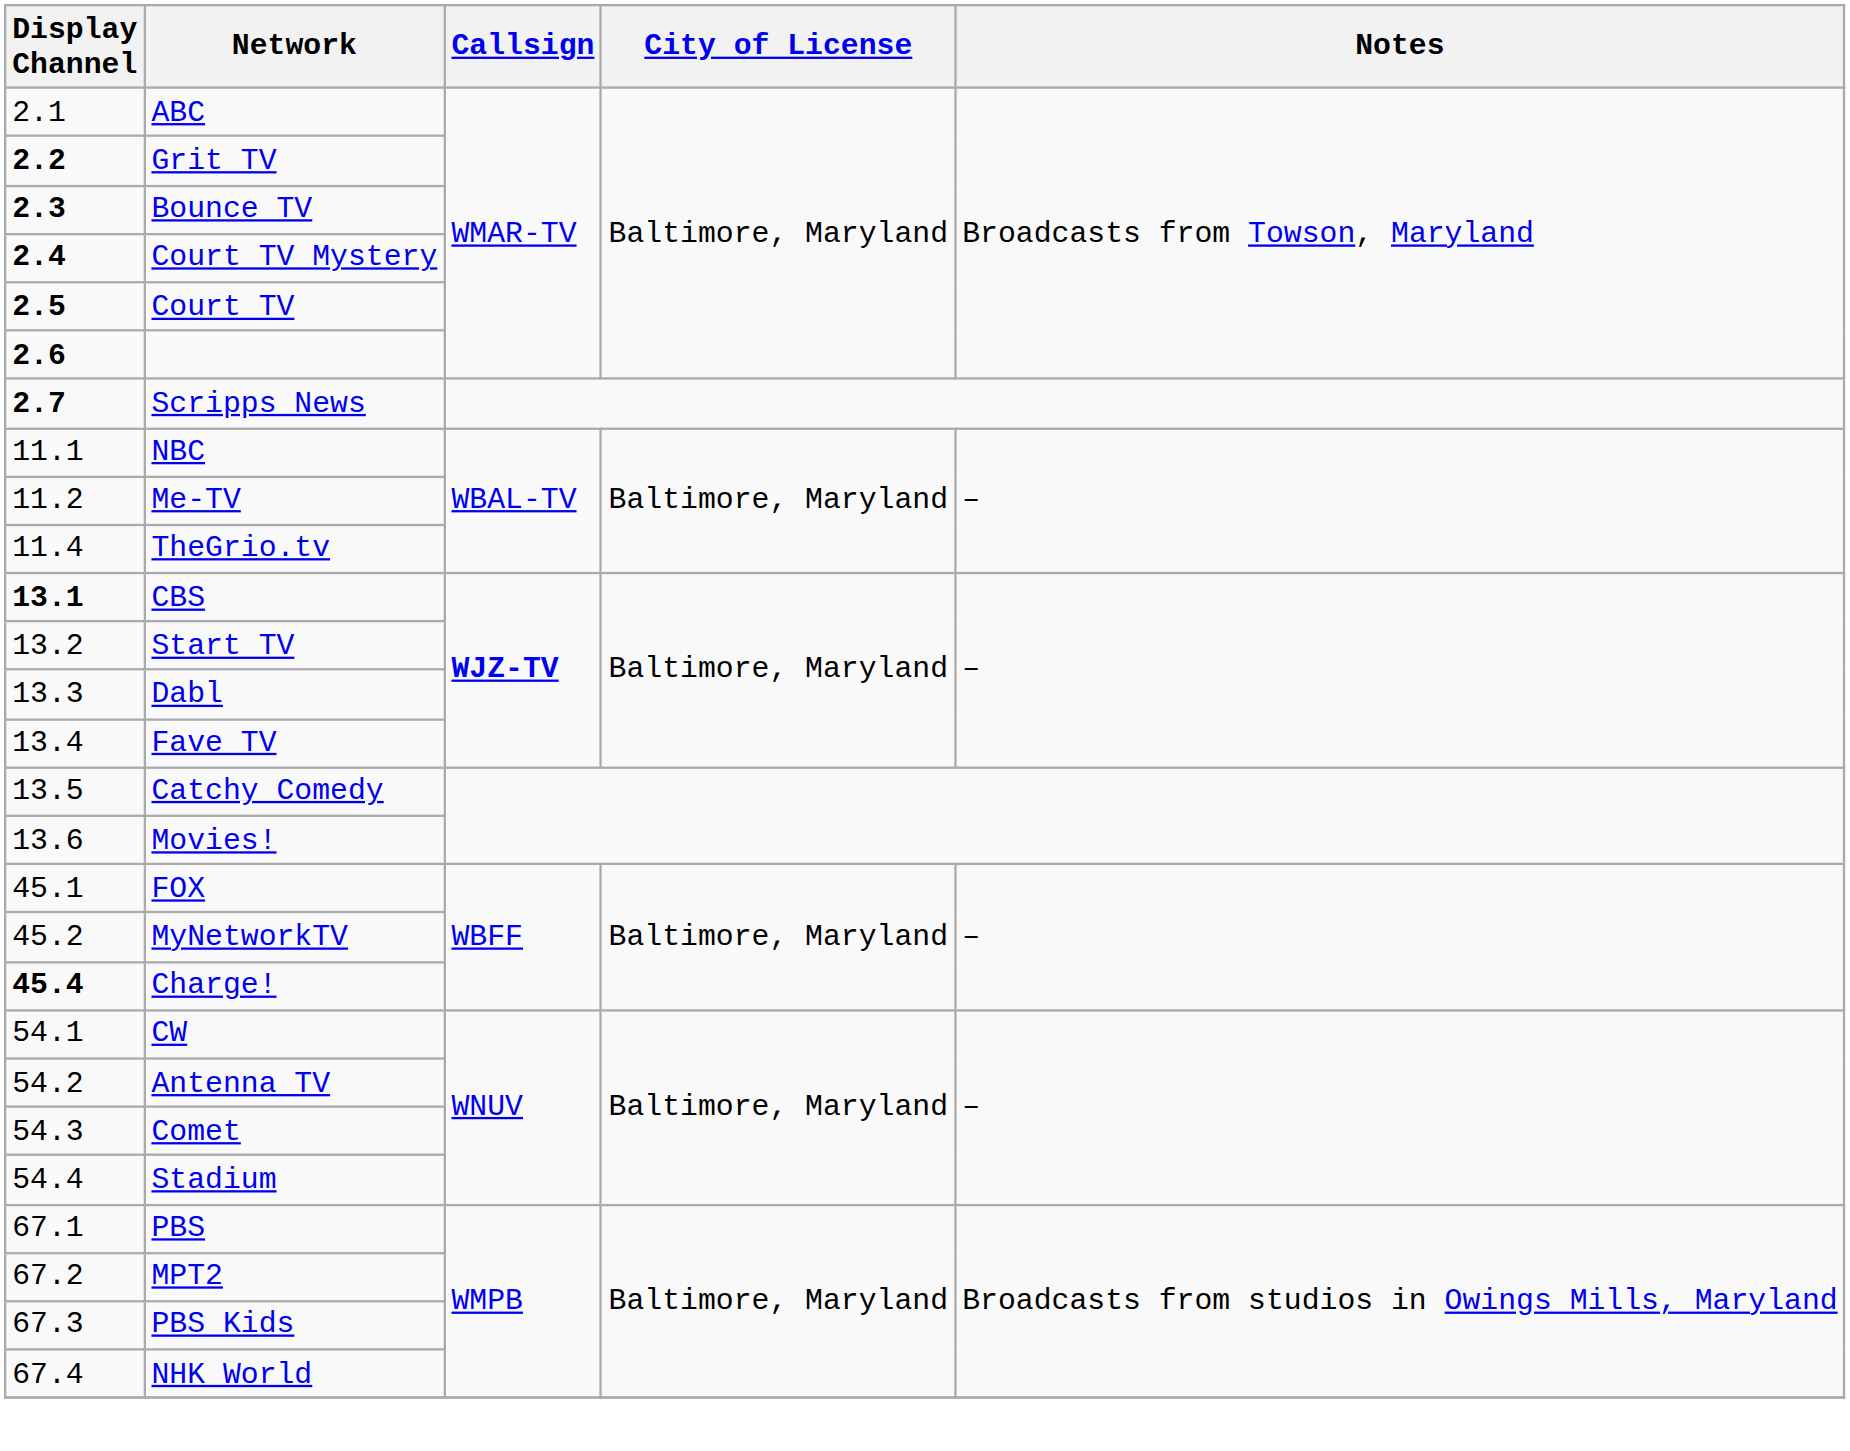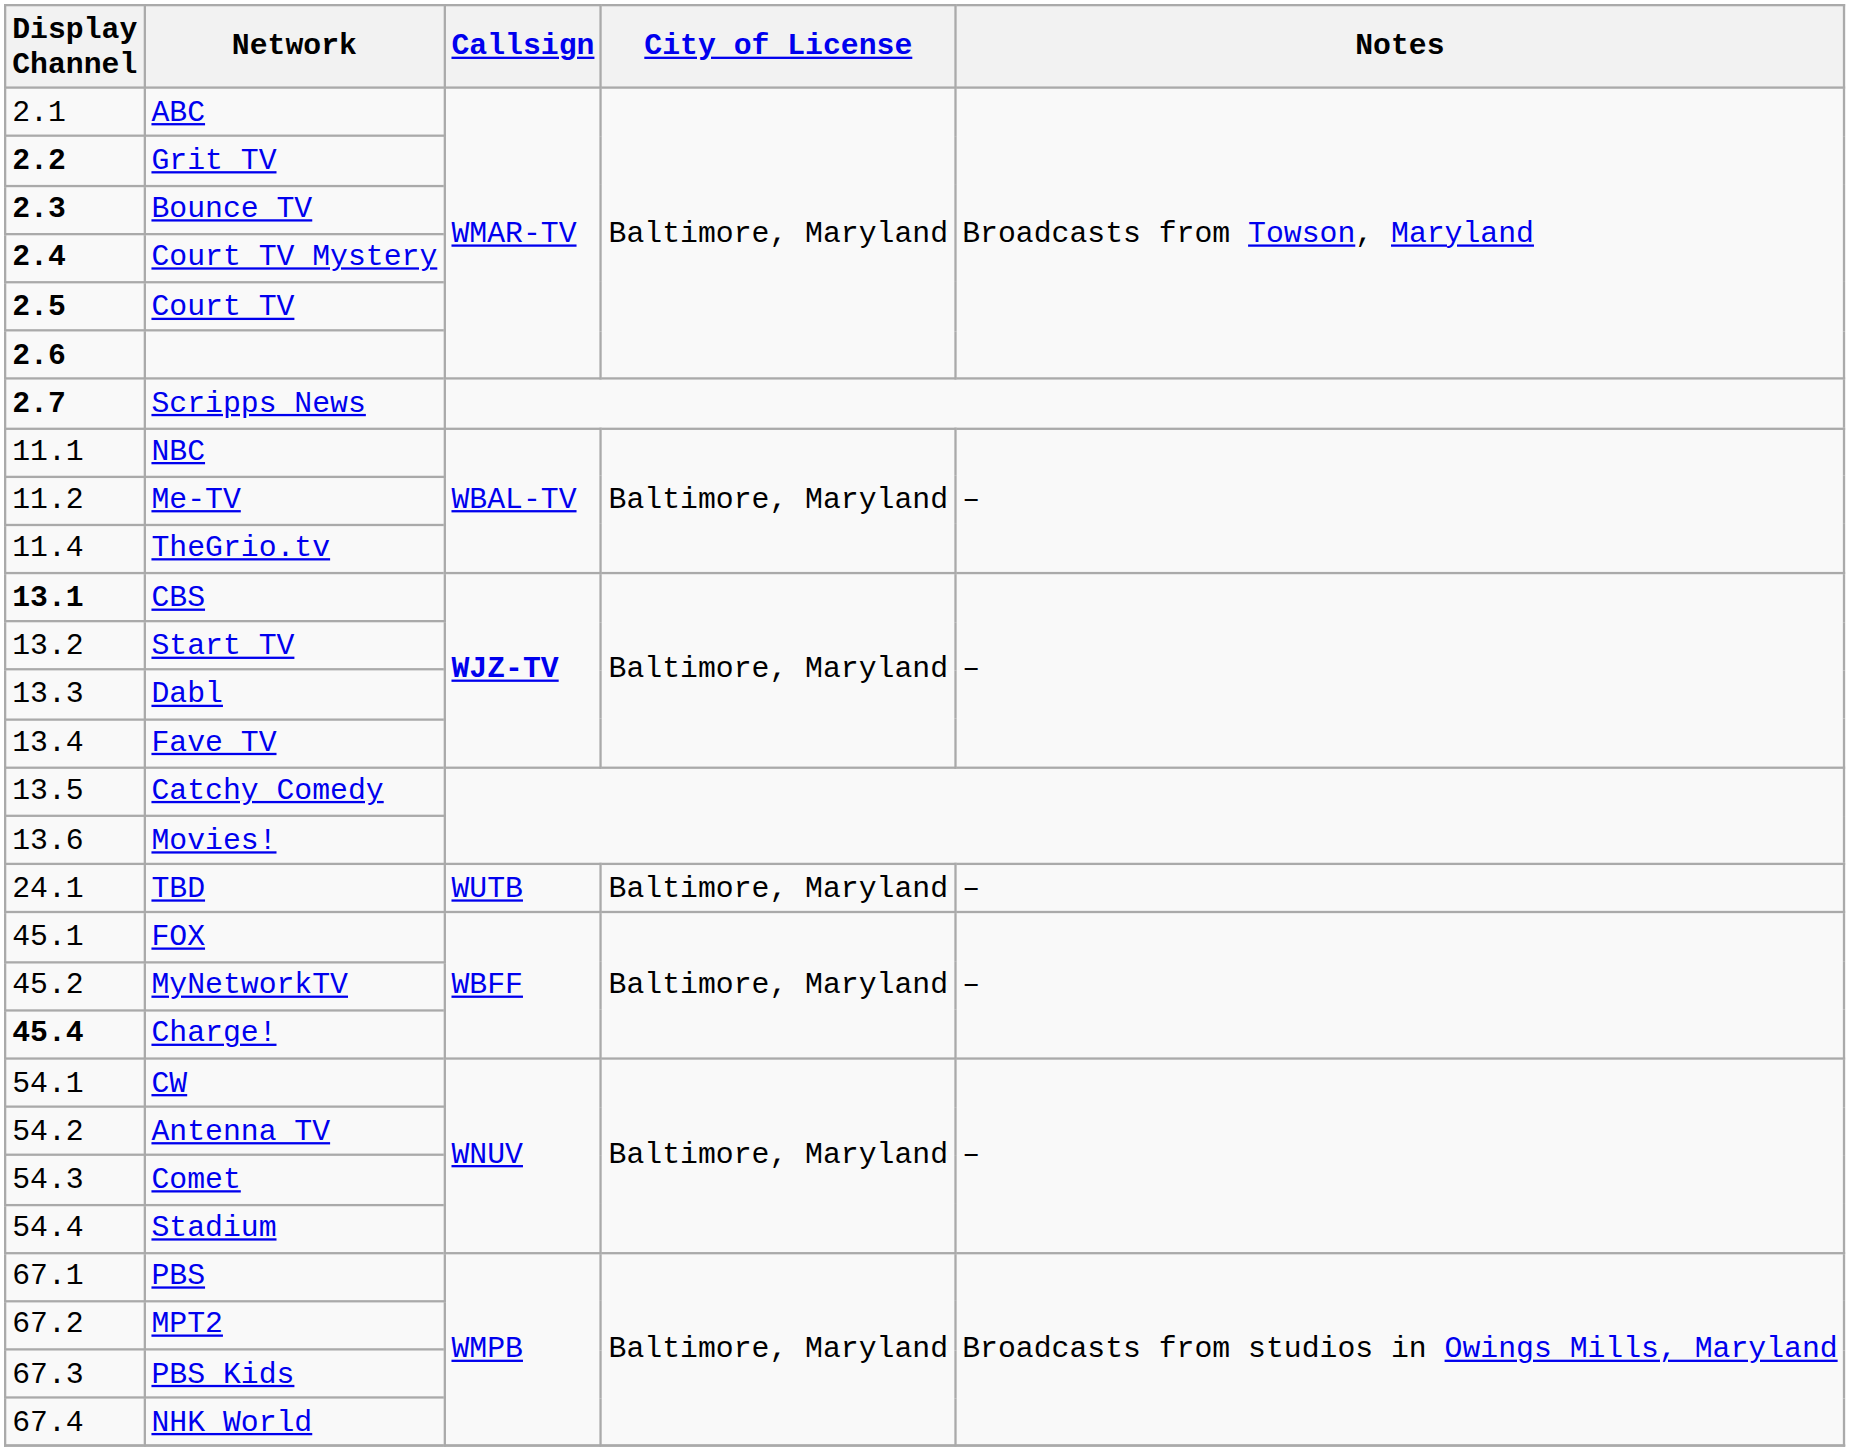+ row: (48, 889)
